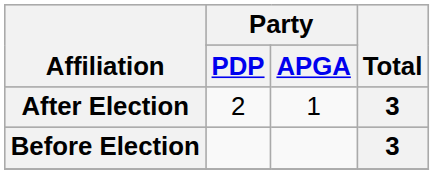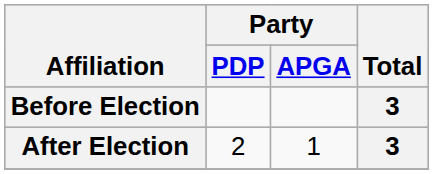rows swapped: (105, 147) <-> (105, 106)
